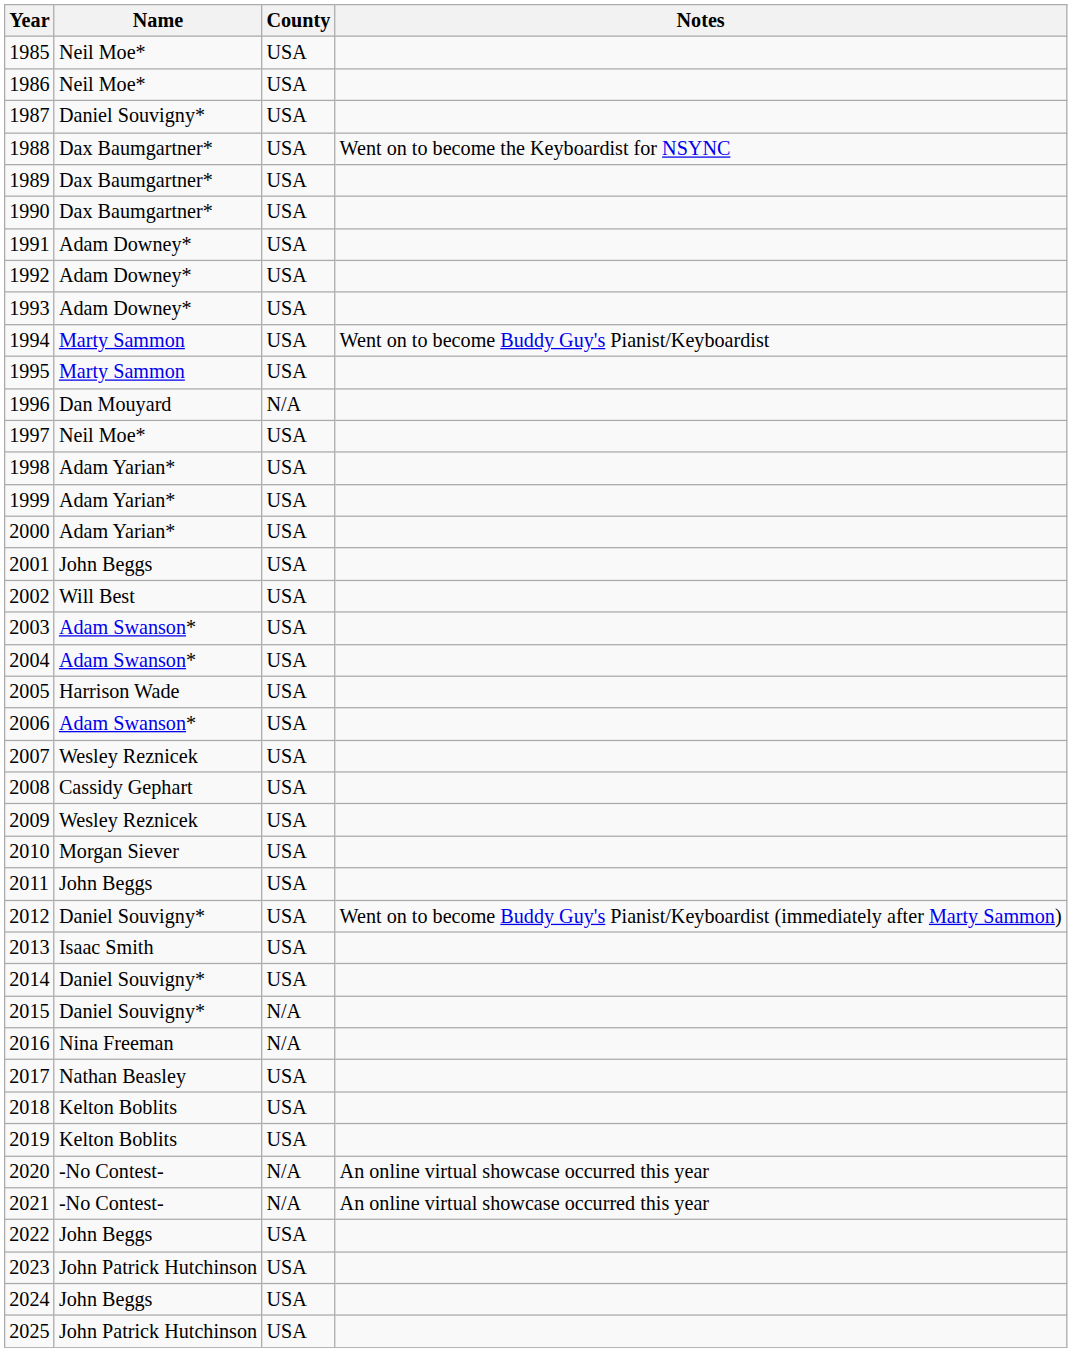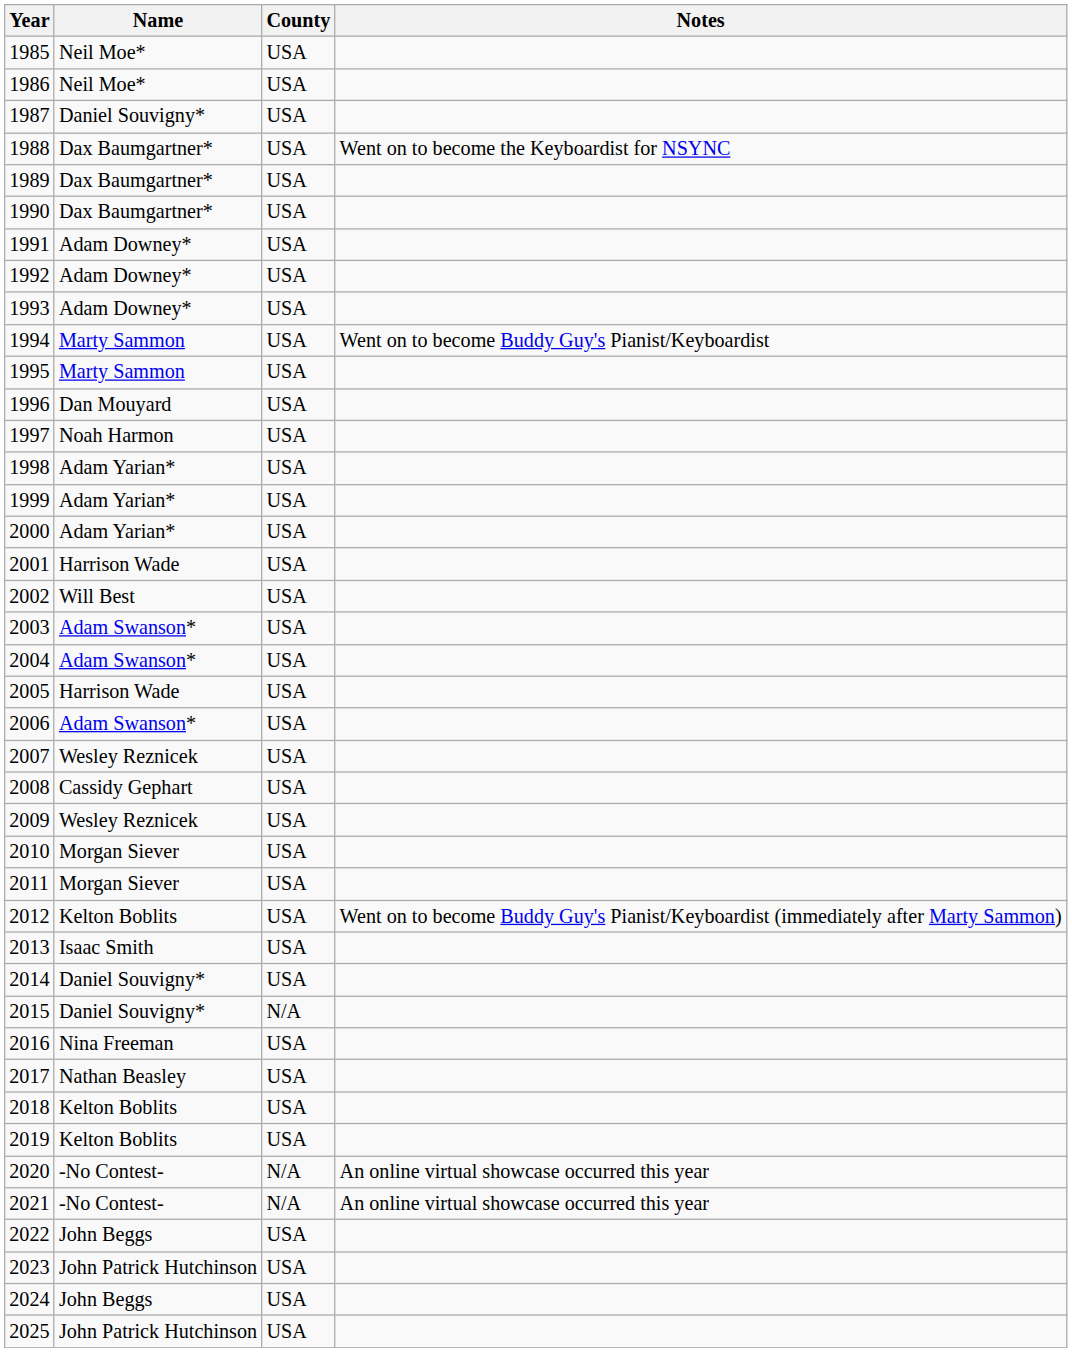(284, 404) N/A -> (287, 404) USA
(102, 436) Neil Moe* -> (116, 436) Noah Harmon
(106, 564) John Beggs -> (119, 564) Harrison Wade
(106, 883) John Beggs -> (119, 883) Morgan Siever
(132, 915) Daniel Souvigny* -> (118, 915) Kelton Boblits
(284, 1043) N/A -> (287, 1043) USA
